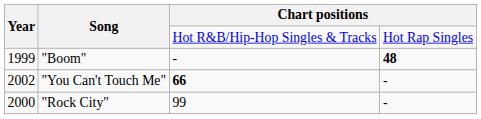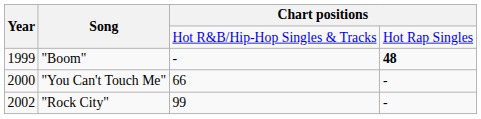(21, 80) 2002 -> (21, 80) 2000
(179, 80) bold -> (179, 80) normal
(21, 102) 2000 -> (21, 102) 2002
